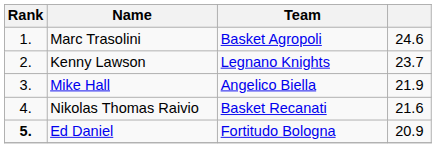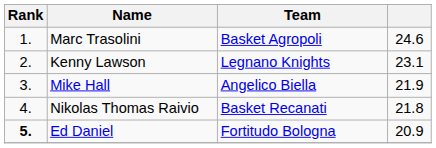(409, 62) 23.7 -> (409, 62) 23.1
(409, 108) 21.6 -> (409, 108) 21.8
